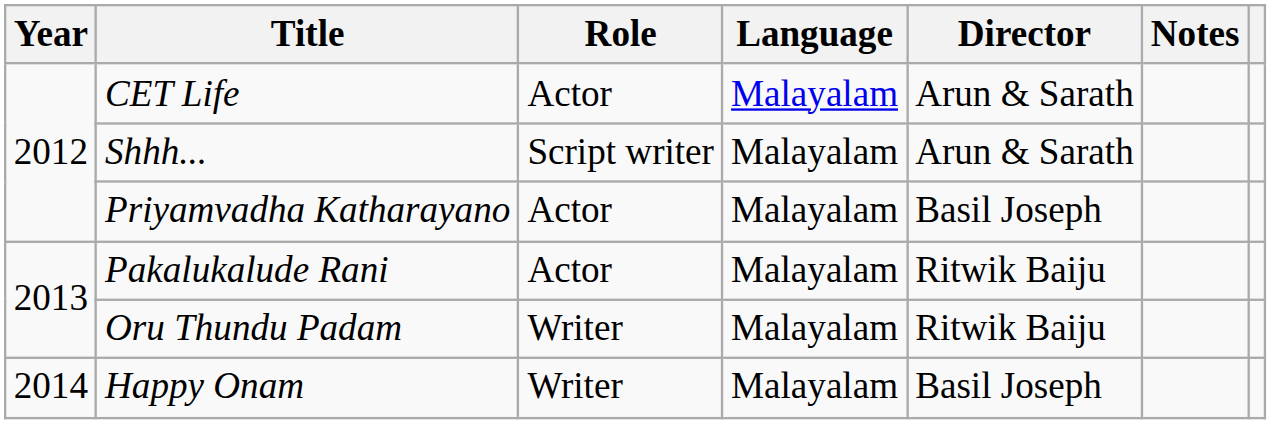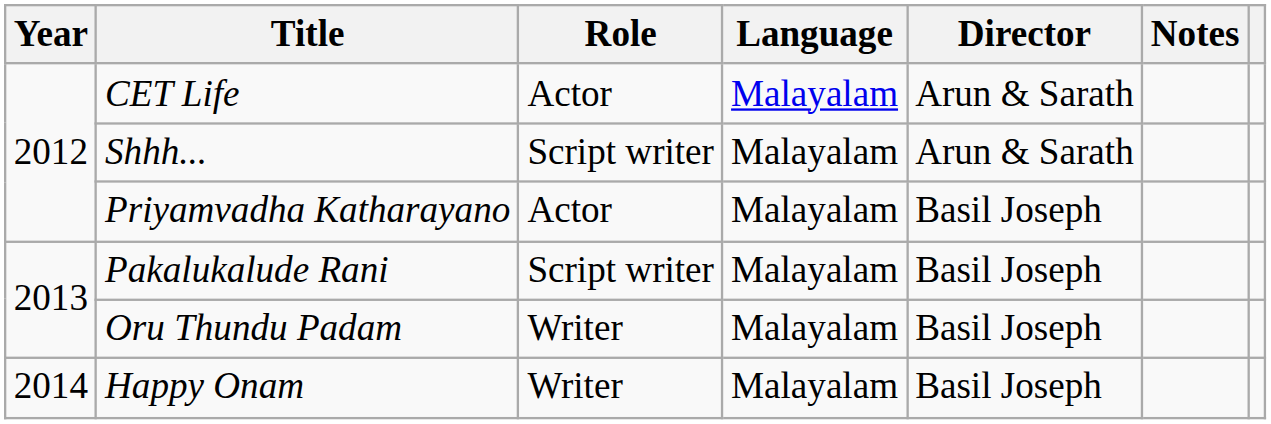(570, 269) Actor -> (621, 269) Script writer
(1011, 269) Ritwik Baiju -> (1008, 269) Basil Joseph
(1011, 328) Ritwik Baiju -> (1008, 328) Basil Joseph
